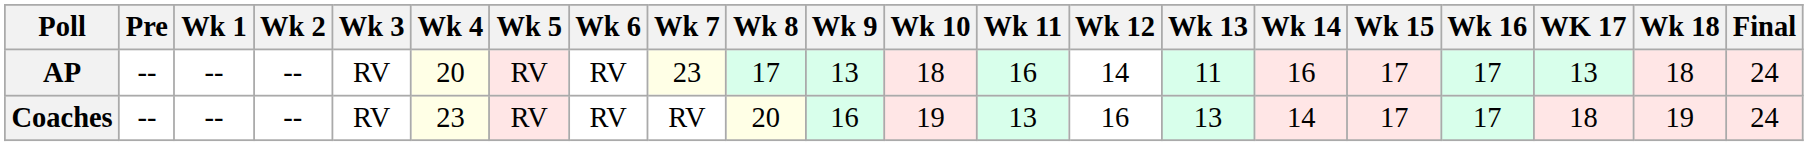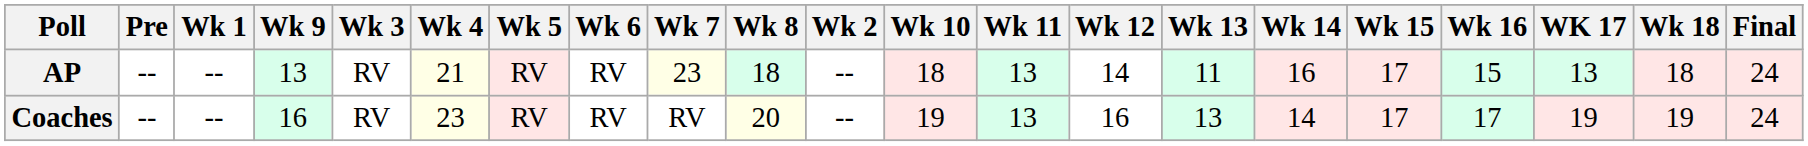columns swapped: (293, 27) <-> (845, 27)
(450, 72) 20 -> (450, 72) 21
(766, 72) 17 -> (766, 72) 18
(1023, 72) 16 -> (1023, 72) 13
(1487, 72) 17 -> (1487, 72) 15
(1583, 117) 18 -> (1583, 117) 19
